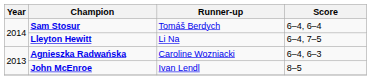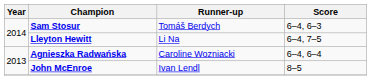(304, 26) 6–4, 6–4 -> (304, 26) 6–4, 6–3
(304, 54) 6–4, 6–3 -> (304, 54) 6–4, 6–4
